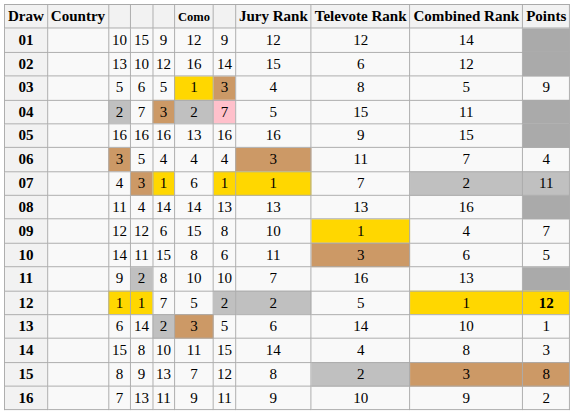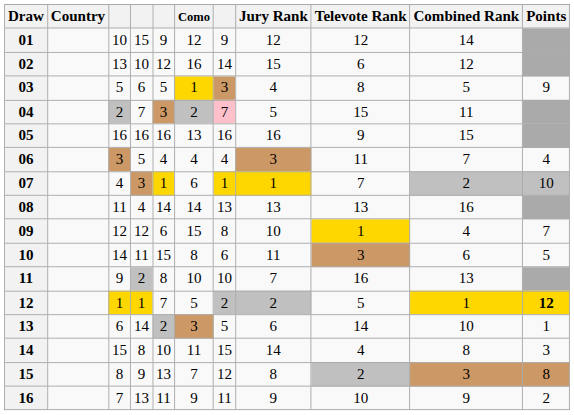(546, 183) 11 -> (546, 183) 10
